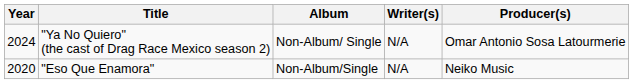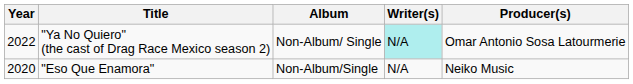(21, 41) 2024 -> (21, 41) 2022
(398, 41) no background -> (398, 41) paleturquoise background
